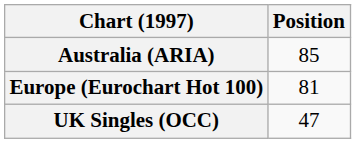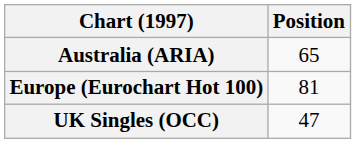(309, 54) 85 -> (309, 54) 65
